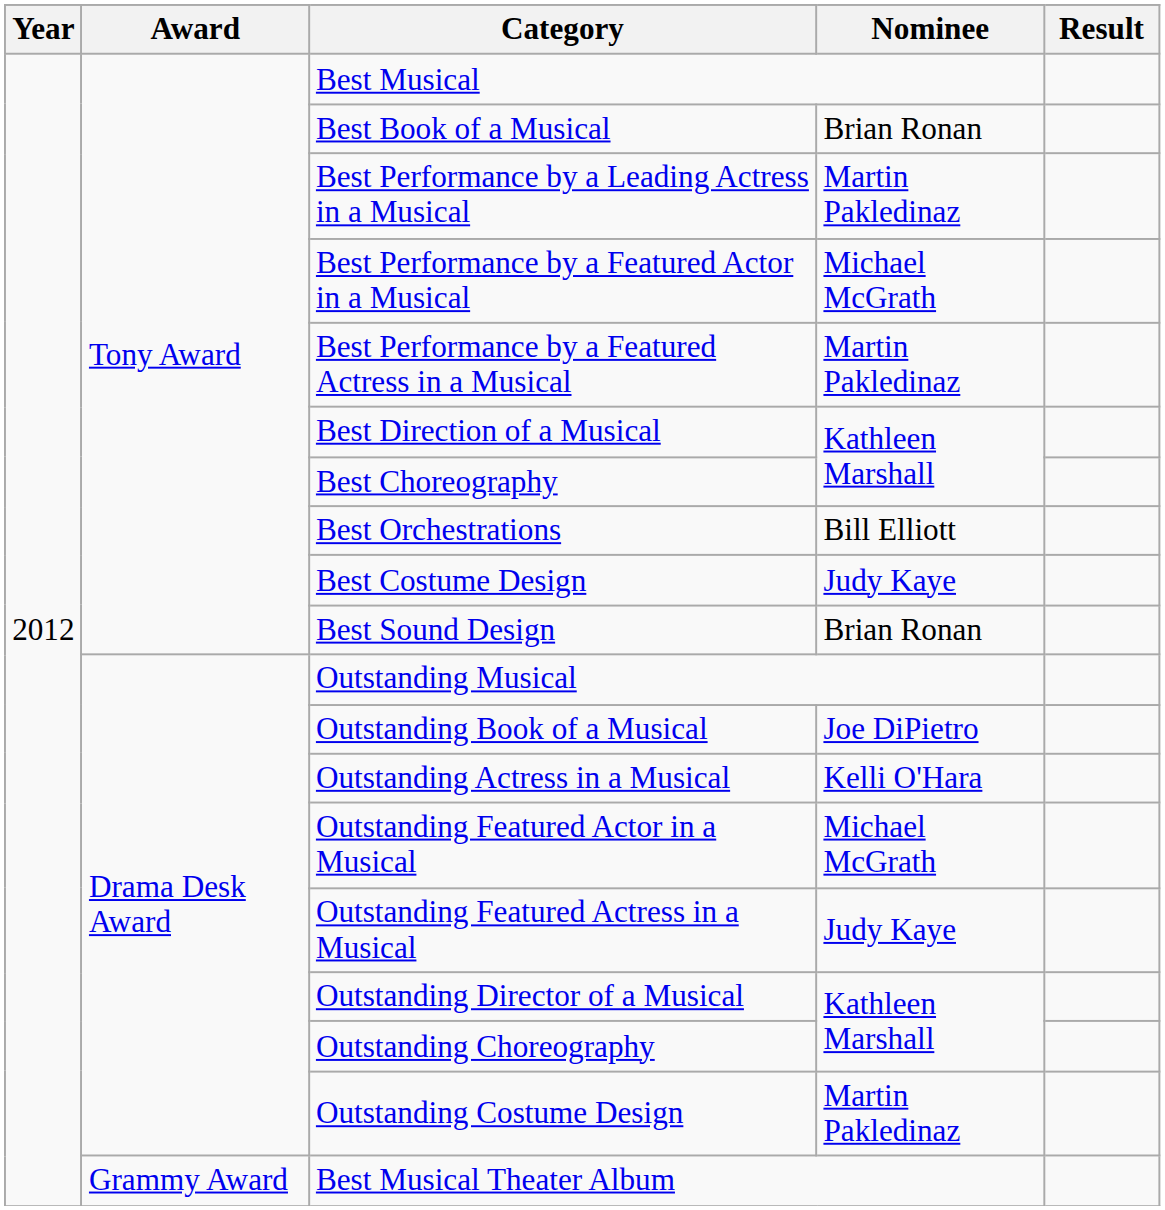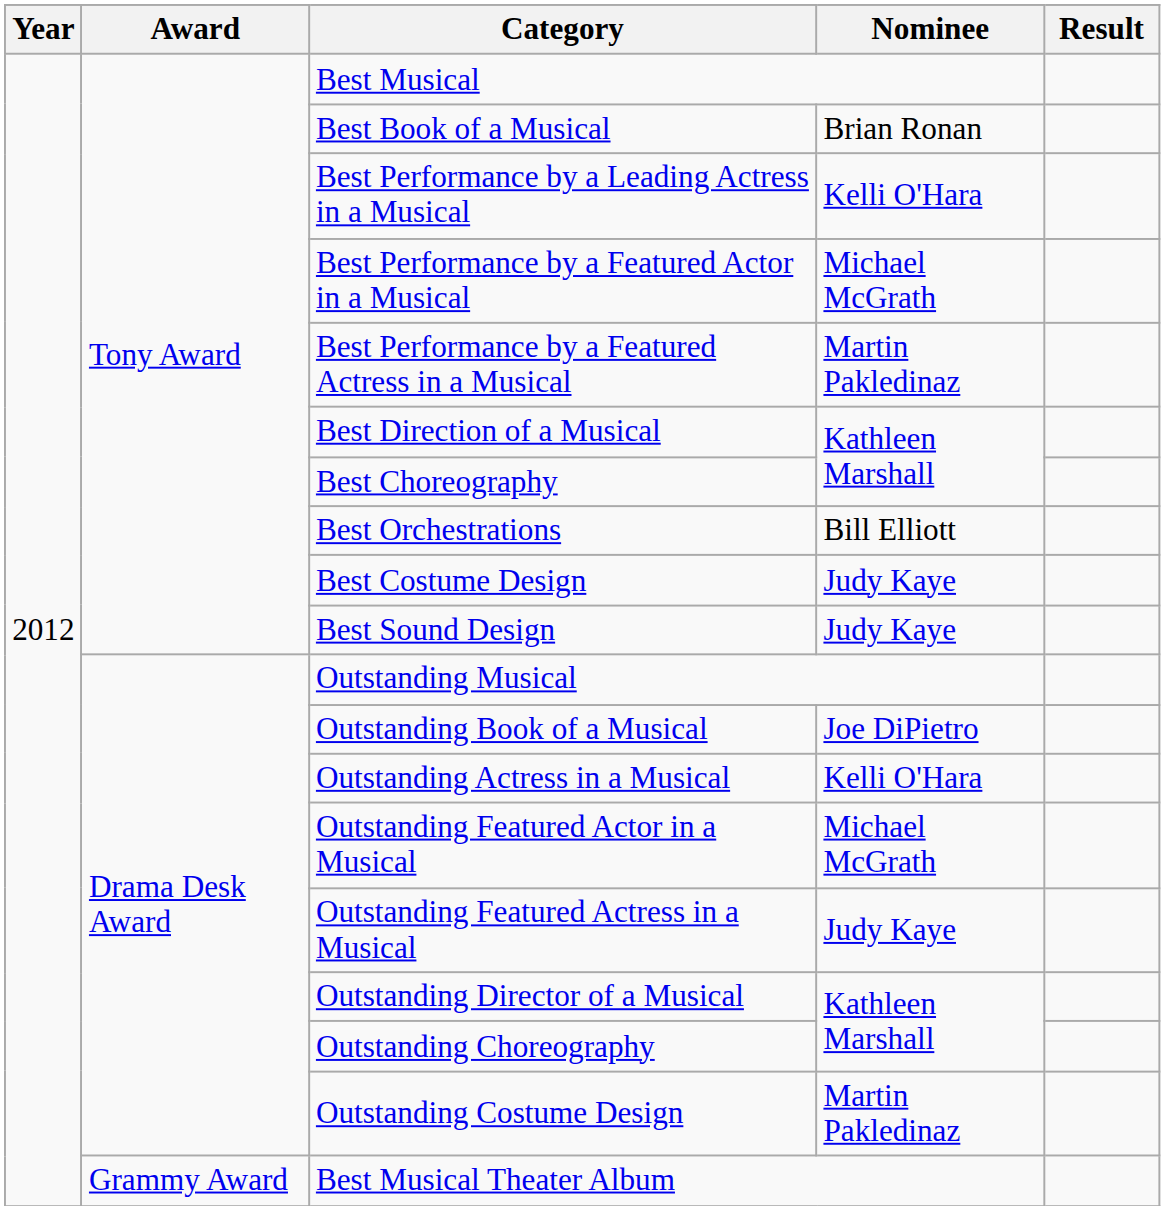(892, 195) Martin Pakledinaz -> (903, 195) Kelli O'Hara
(903, 629) Brian Ronan -> (890, 629) Judy Kaye
